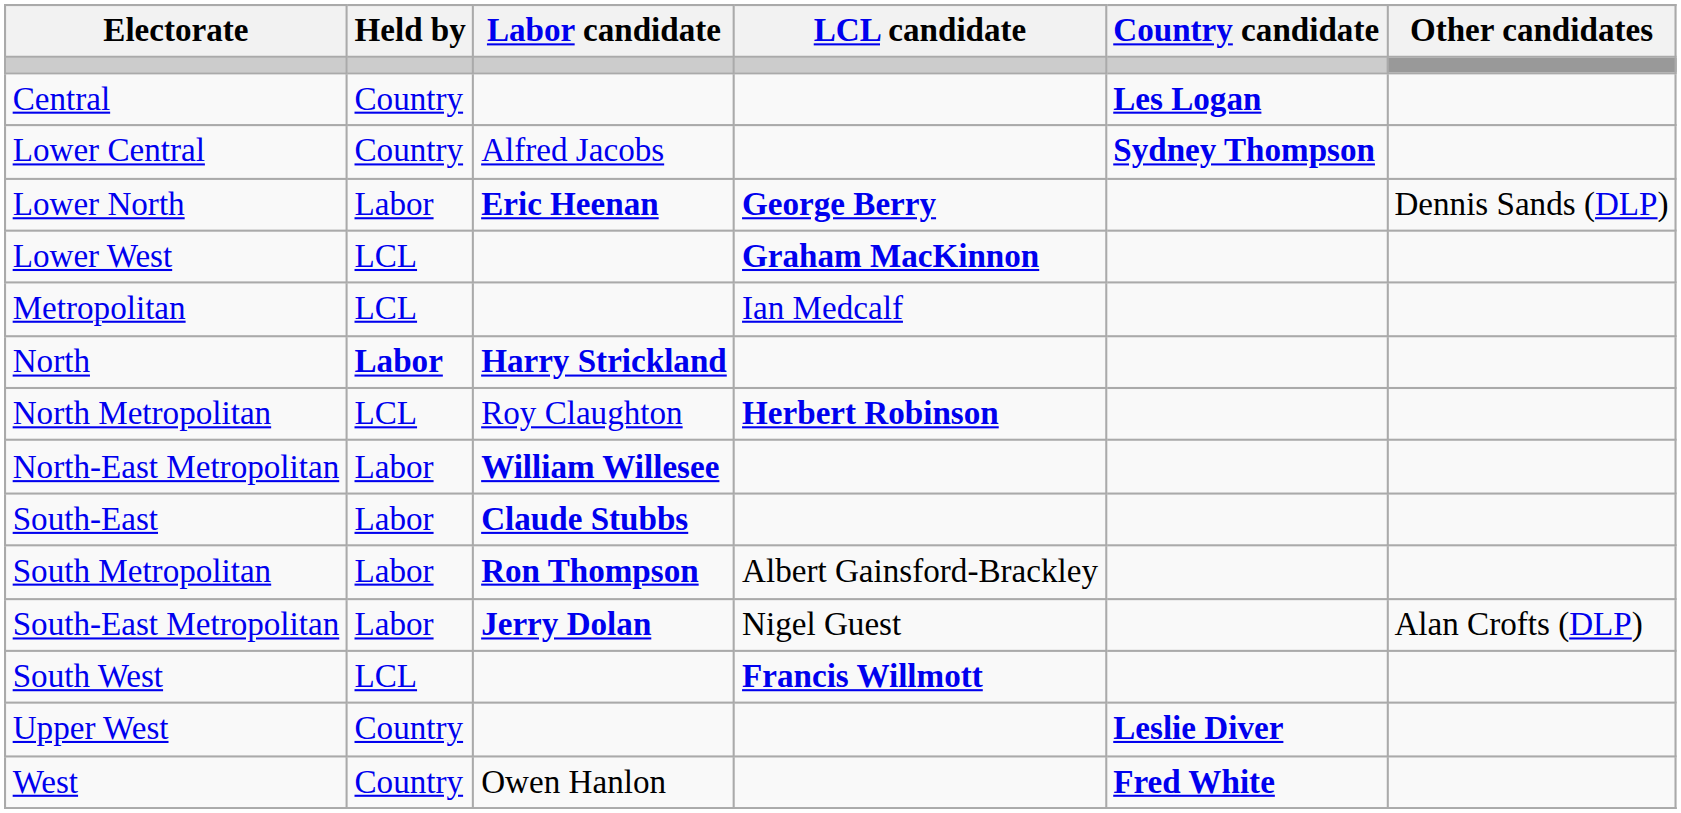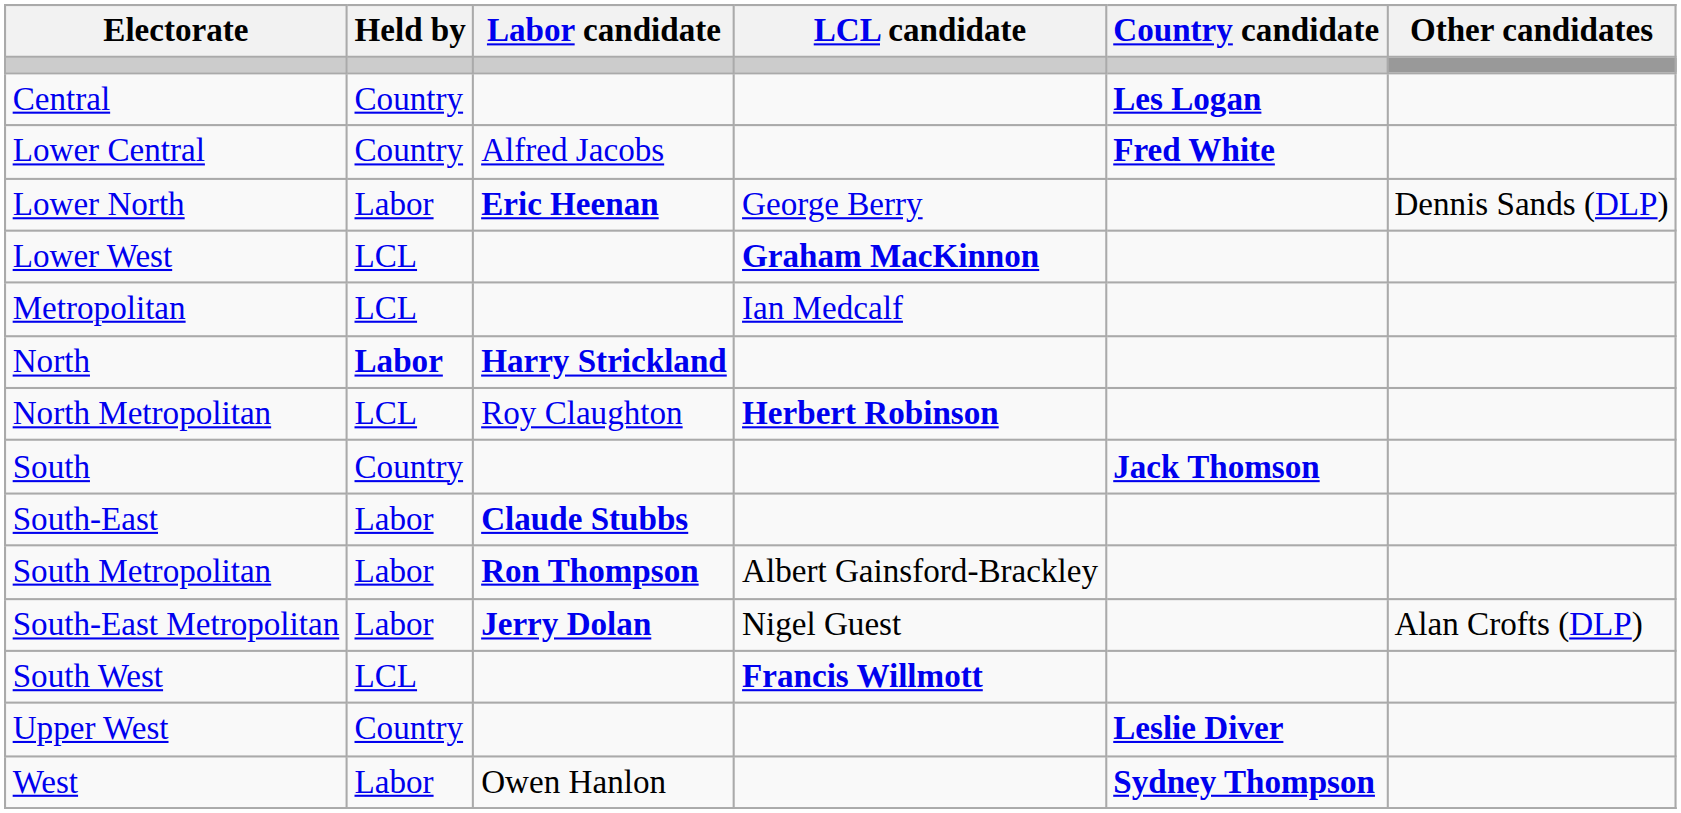(1244, 151) Sydney Thompson -> (1194, 151) Fred White
(839, 203) bold -> (832, 203) normal
- row: (176, 466)
+ row: (51, 466)
(409, 781) Country -> (394, 781) Labor
(1194, 781) Fred White -> (1244, 781) Sydney Thompson
